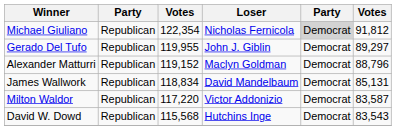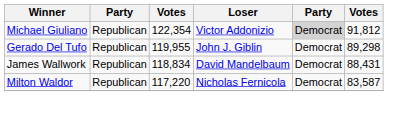(249, 30) Nicholas Fernicola -> (235, 30) Victor Addonizio
(372, 47) 89,297 -> (364, 47) 89,298
- row: (51, 64)
(372, 82) 85,131 -> (364, 64) 88,431
(243, 99) Victor Addonizio -> (241, 82) Nicholas Fernicola
- row: (44, 116)
